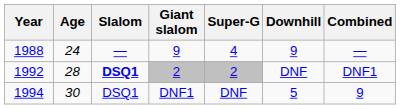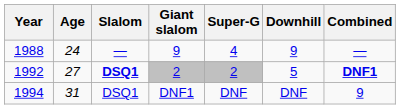(72, 72) 28 -> (72, 72) 27
(294, 72) DNF -> (294, 72) 5
(360, 72) normal -> (360, 72) bold
(72, 93) 30 -> (72, 93) 31
(294, 93) 5 -> (294, 93) DNF
